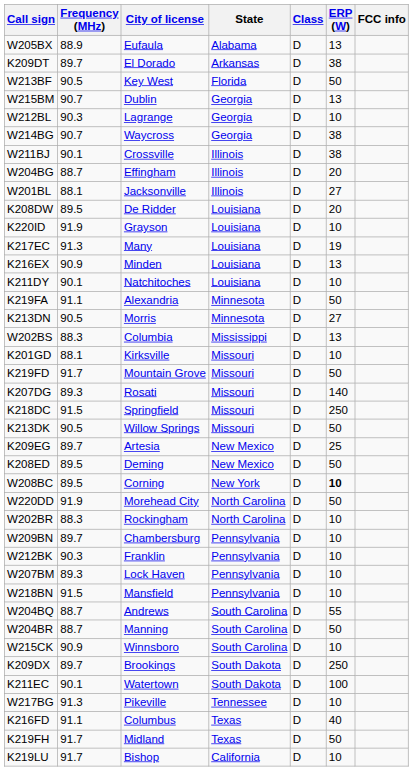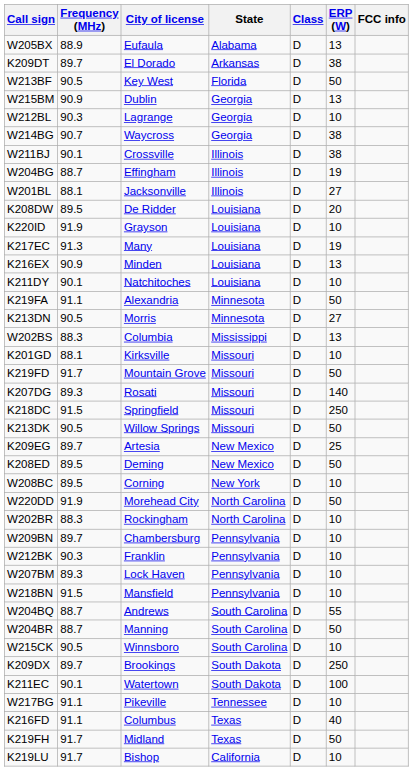(72, 99) 90.7 -> (72, 99) 90.9
(335, 172) 20 -> (335, 172) 19
(335, 483) bold -> (335, 483) normal
(72, 647) 90.9 -> (72, 647) 90.5
(72, 702) 91.3 -> (72, 702) 91.1
